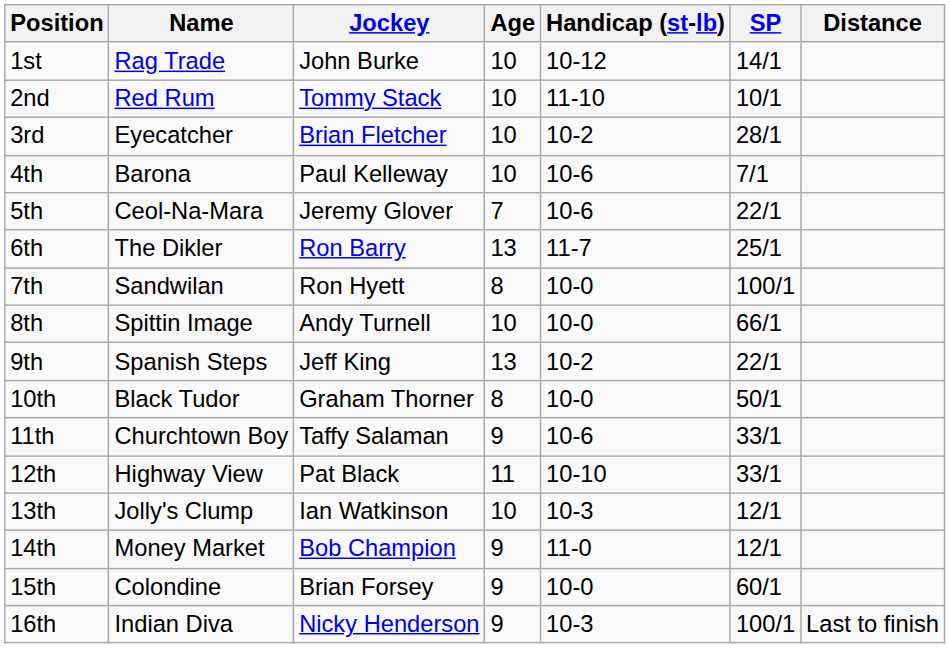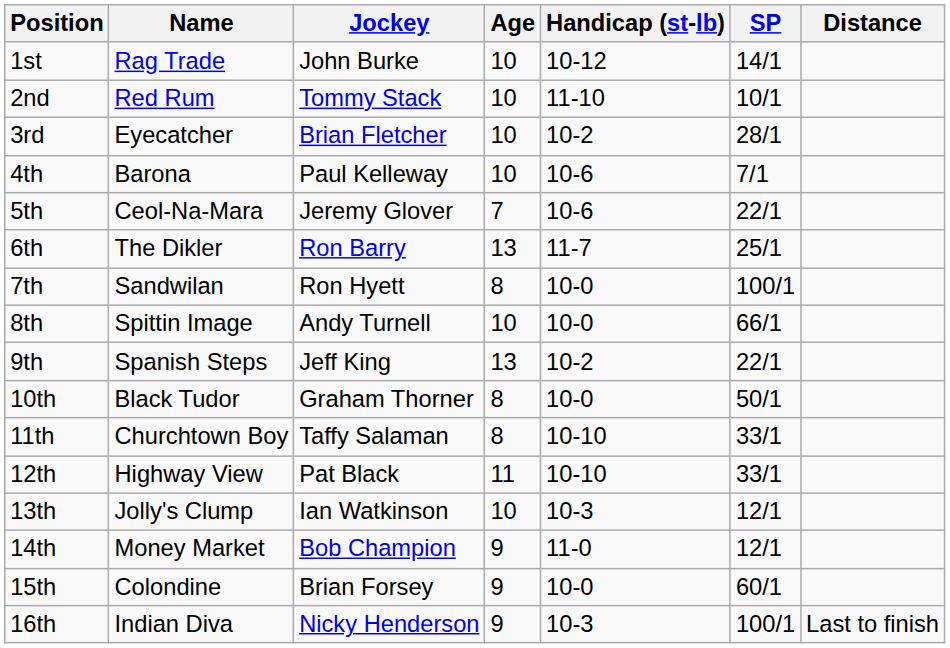(497, 436) 9 -> (497, 436) 8
(570, 436) 10-6 -> (576, 436) 10-10
